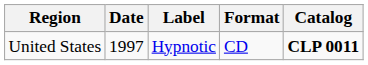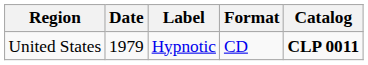(126, 45) 1997 -> (126, 45) 1979
